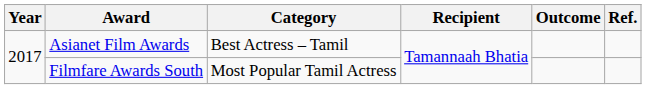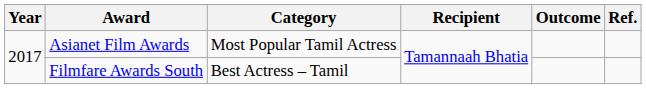(280, 44) Best Actress – Tamil -> (304, 44) Most Popular Tamil Actress
(304, 70) Most Popular Tamil Actress -> (280, 70) Best Actress – Tamil
